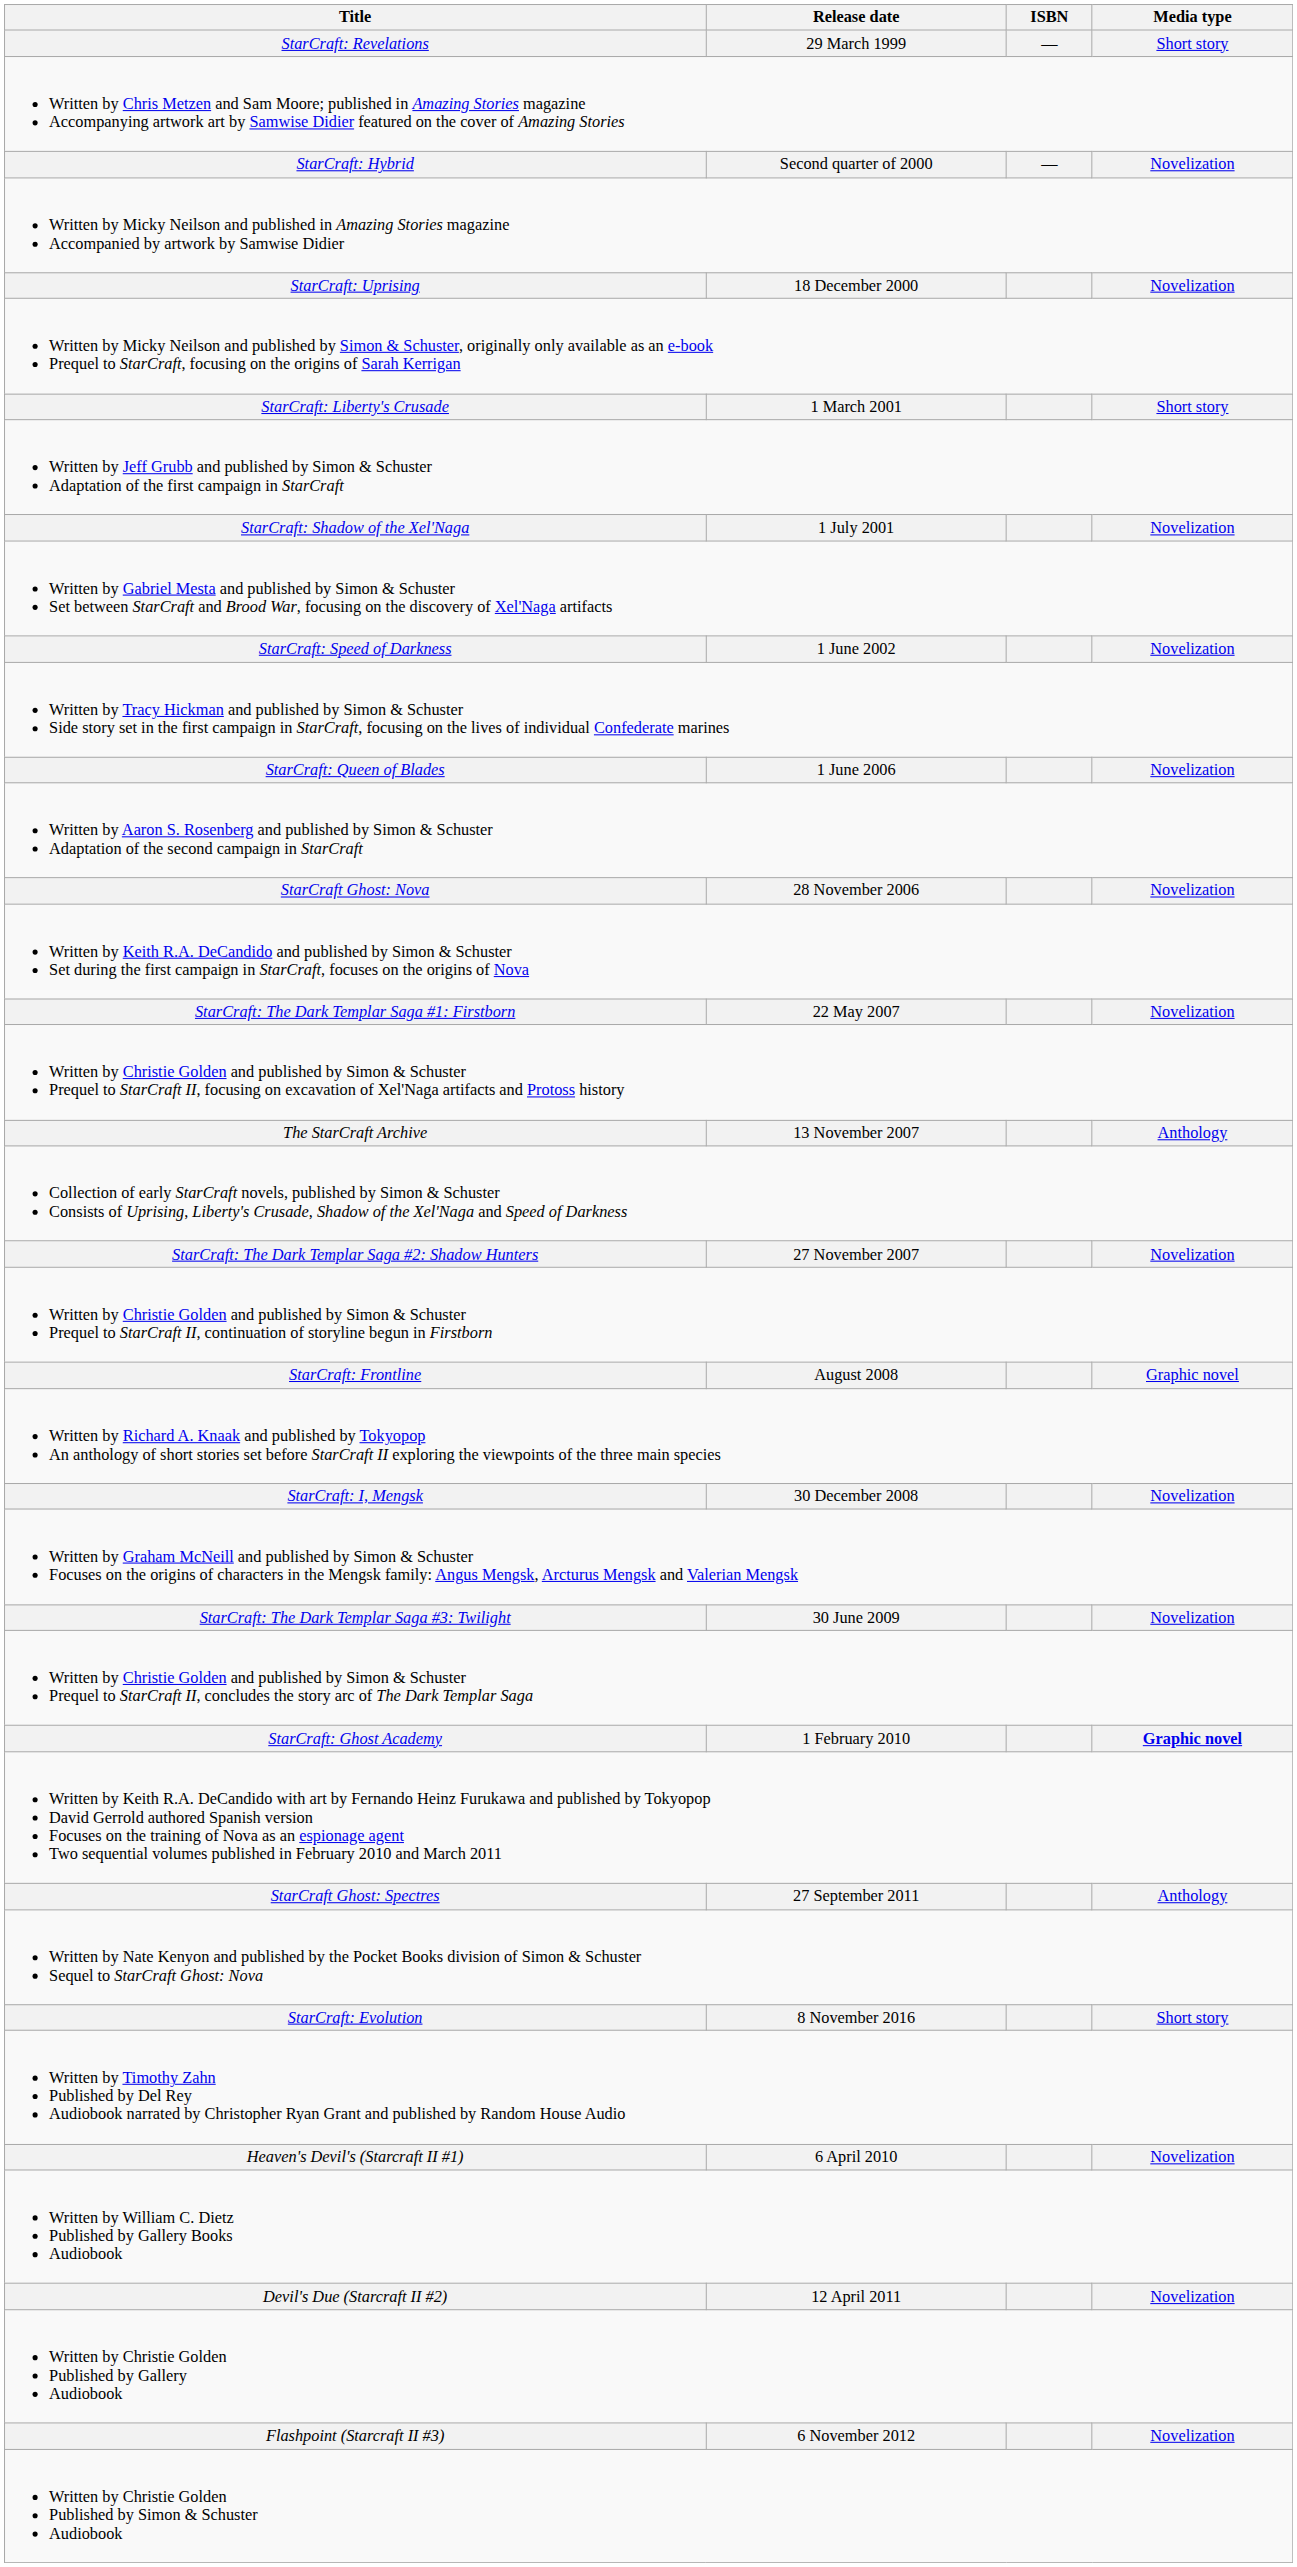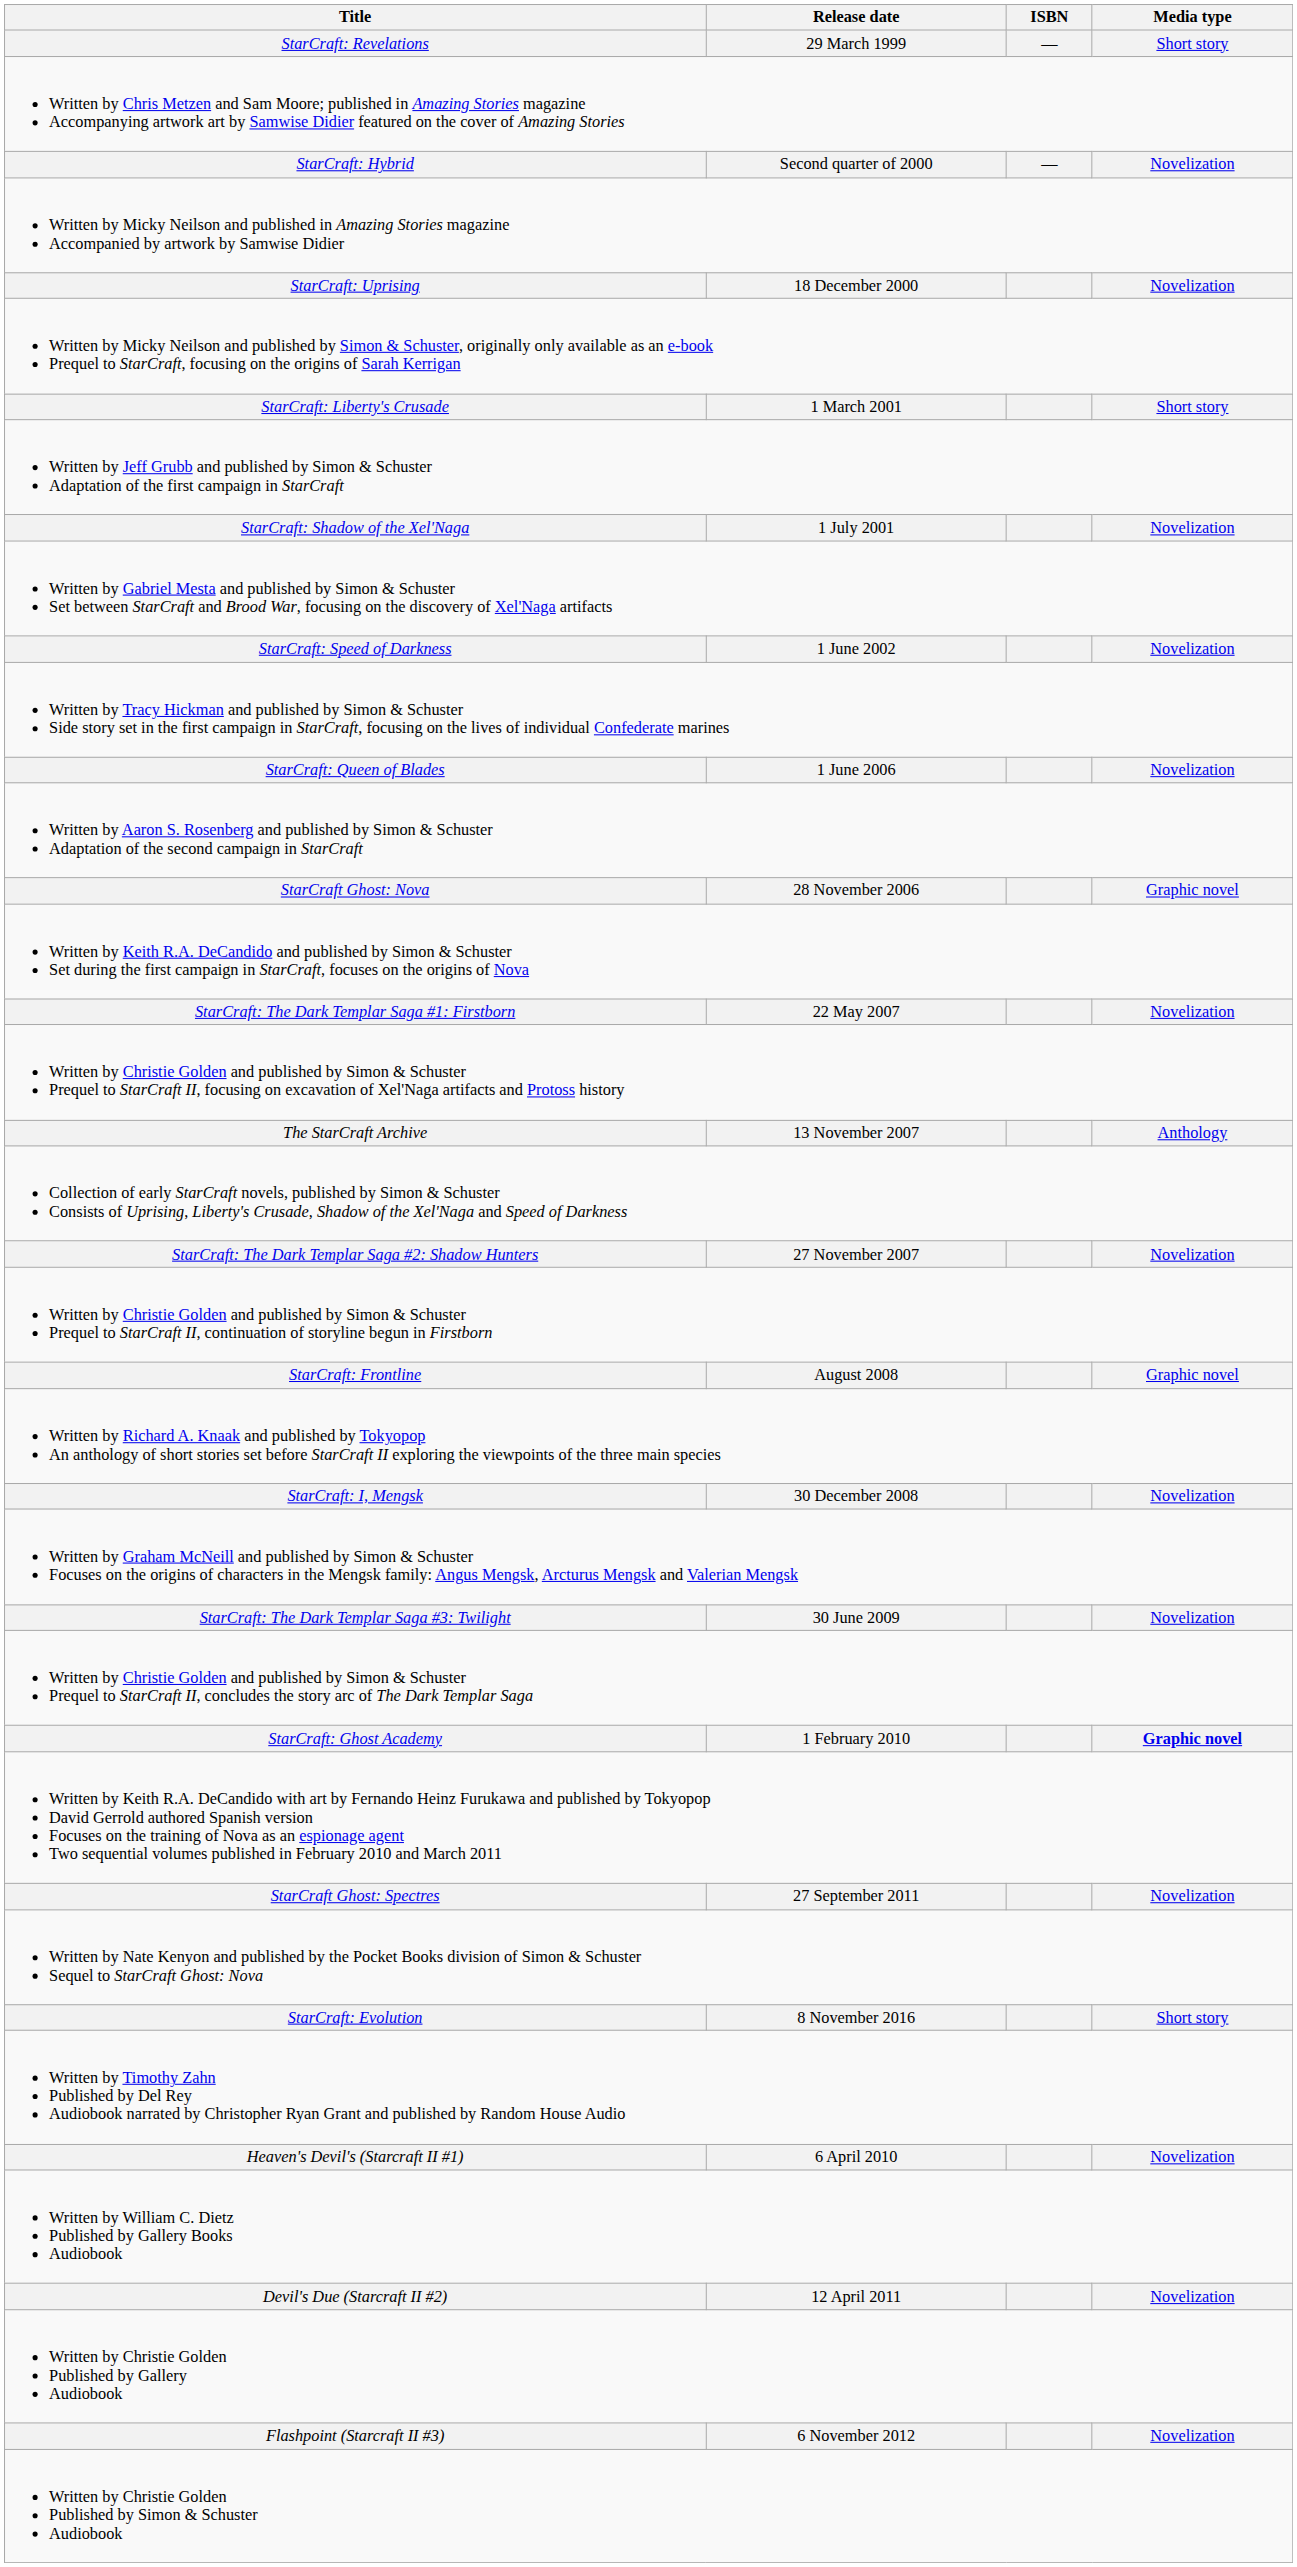(1192, 890) Novelization -> (1192, 890) Graphic novel
(1192, 1896) Anthology -> (1192, 1896) Novelization
